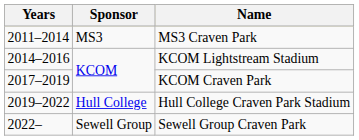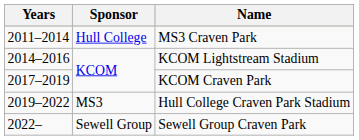(89, 37) MS3 -> (111, 37) Hull College
(111, 102) Hull College -> (89, 102) MS3
